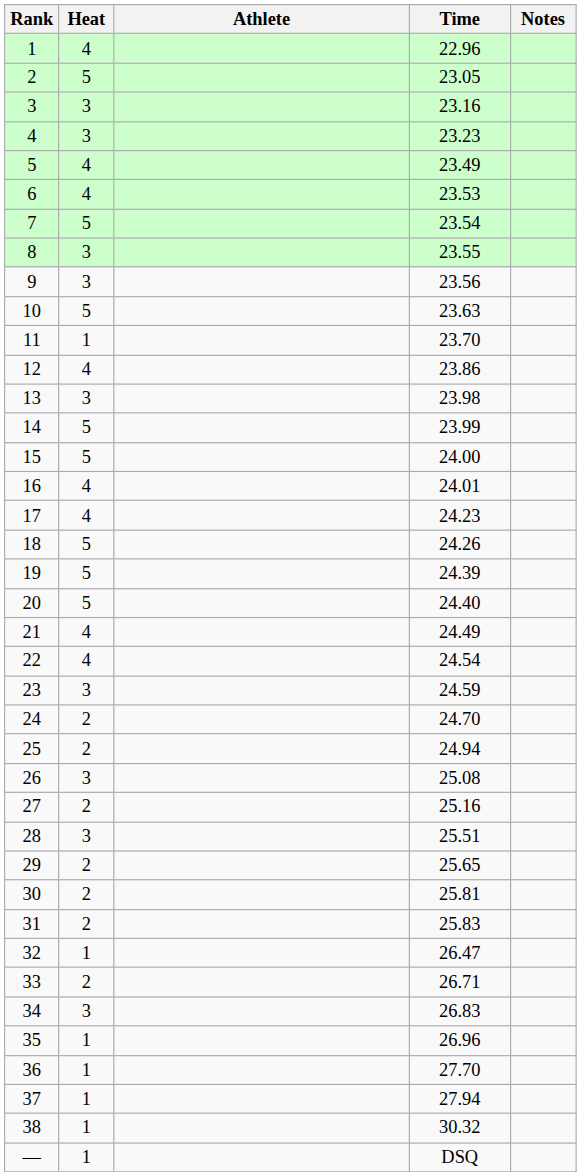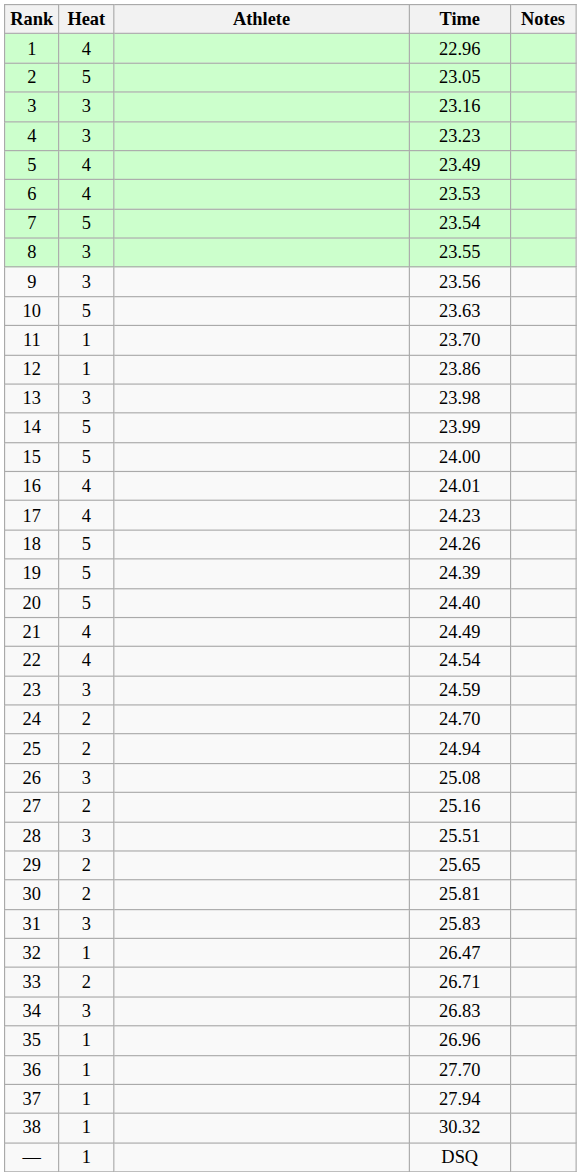(86, 369) 4 -> (86, 369) 1
(86, 923) 2 -> (86, 923) 3
